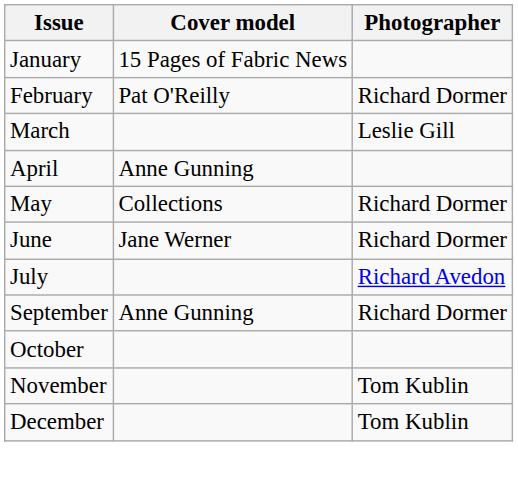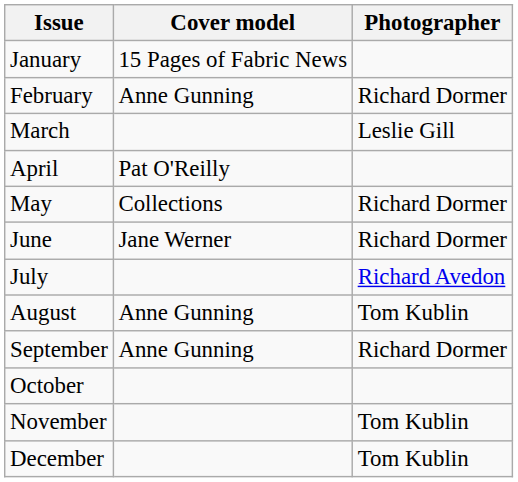(174, 95) Pat O'Reilly -> (186, 95) Anne Gunning
(186, 167) Anne Gunning -> (174, 167) Pat O'Reilly
+ row: (43, 312)
